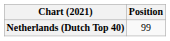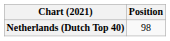(146, 28) 99 -> (146, 28) 98
